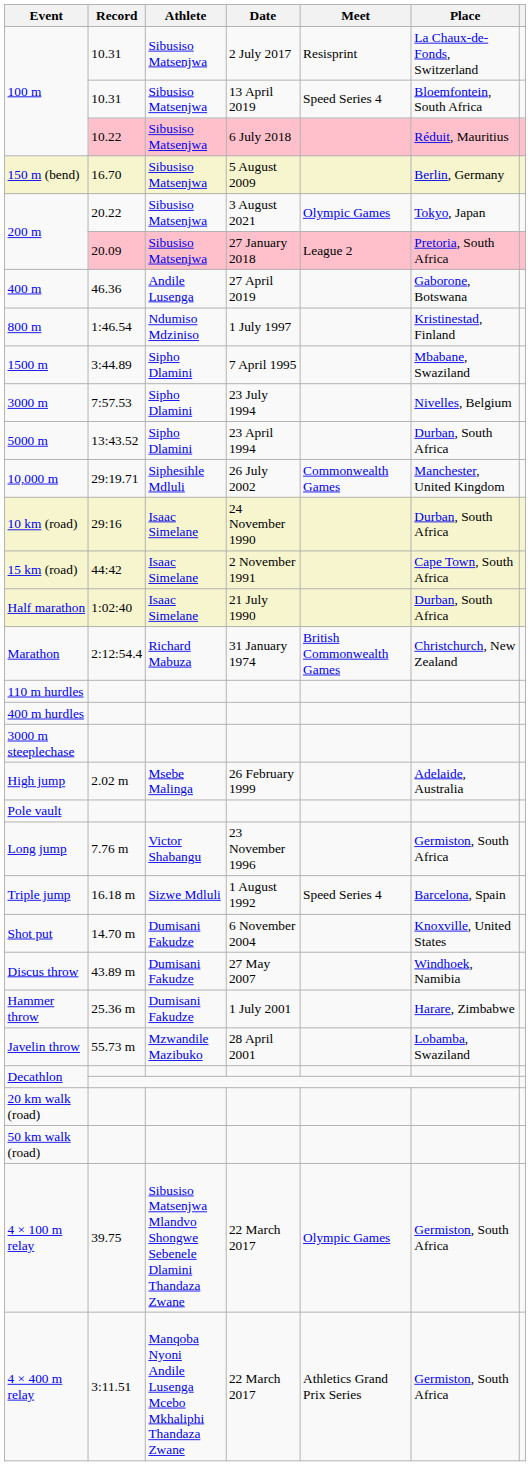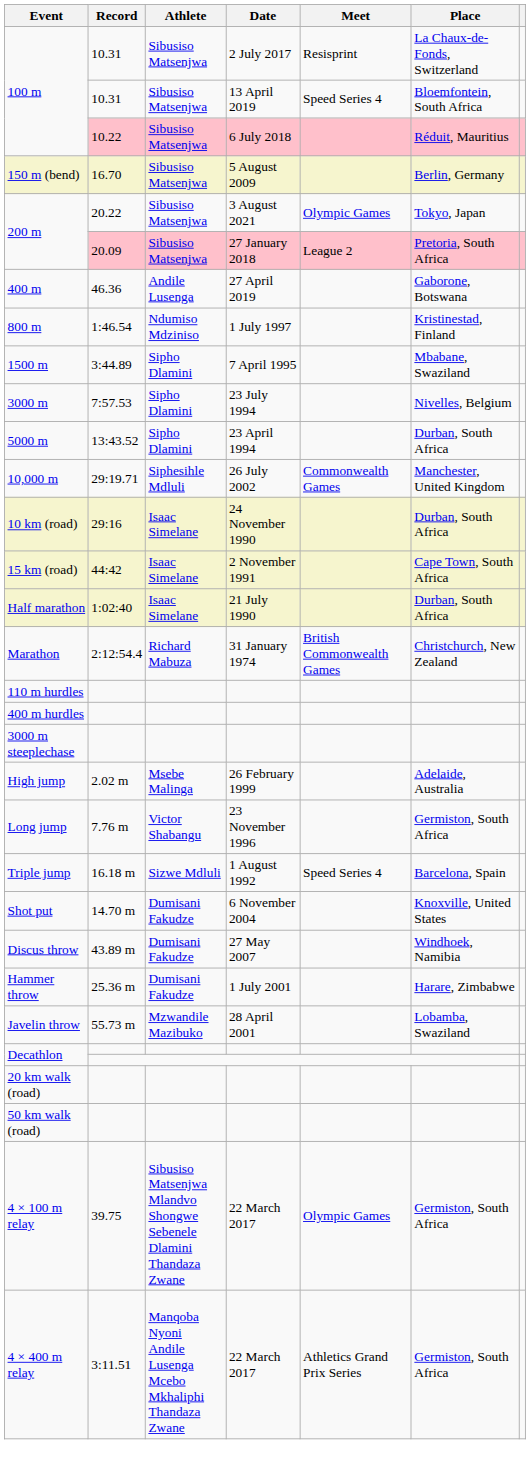- row: (34, 811)
